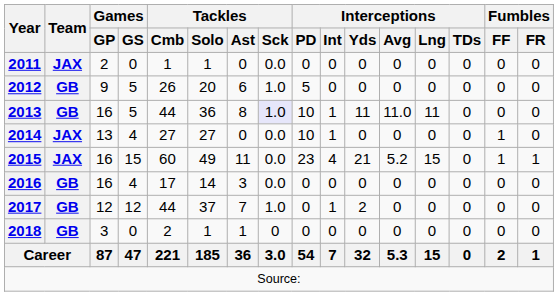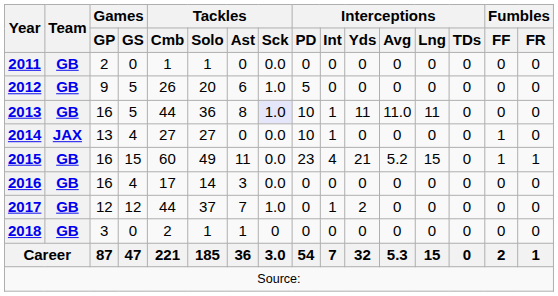(67, 64) JAX -> (67, 64) GB
(67, 159) JAX -> (67, 159) GB
